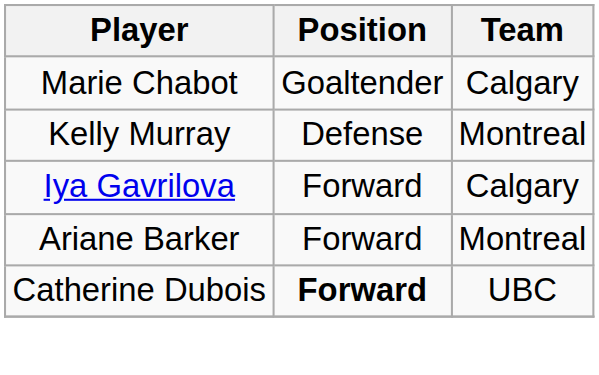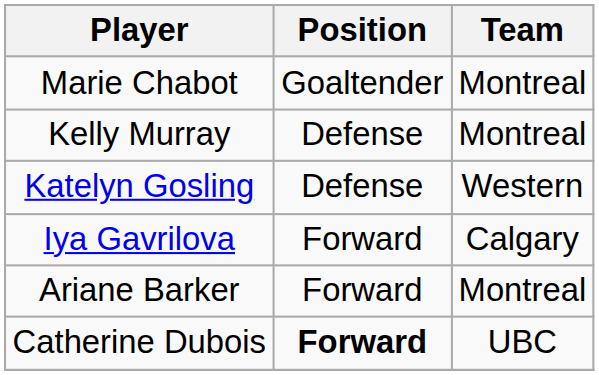(522, 82) Calgary -> (522, 82) Montreal
+ row: (139, 186)
